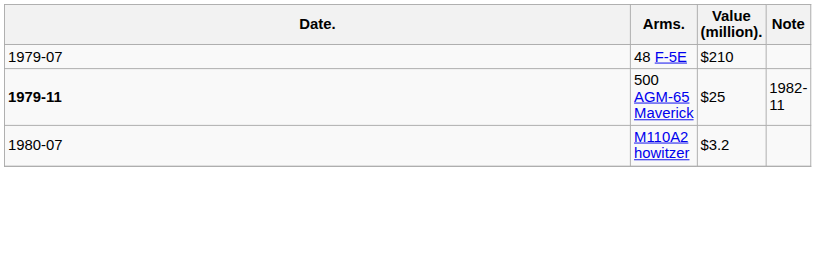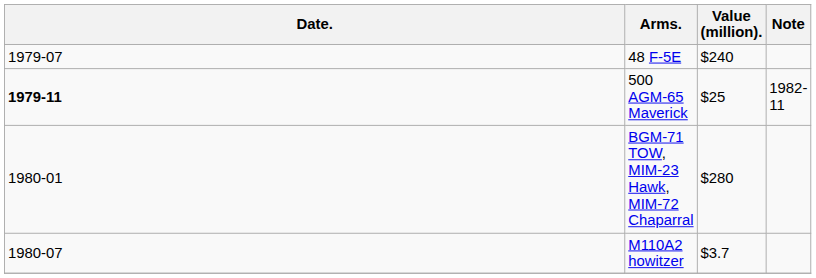(717, 56) $210 -> (717, 56) $240
+ row: (661, 179)
(715, 145) $3.2 -> (715, 252) $3.7
